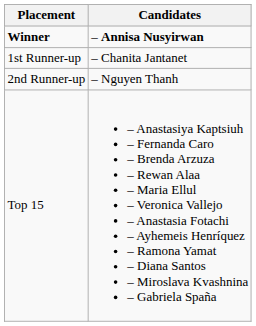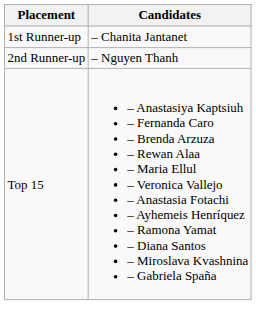- row: (29, 36)
